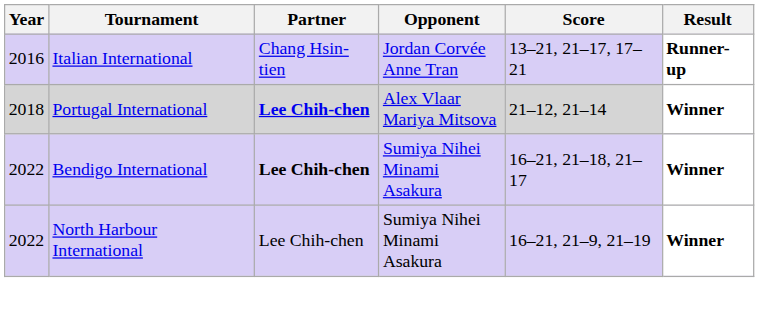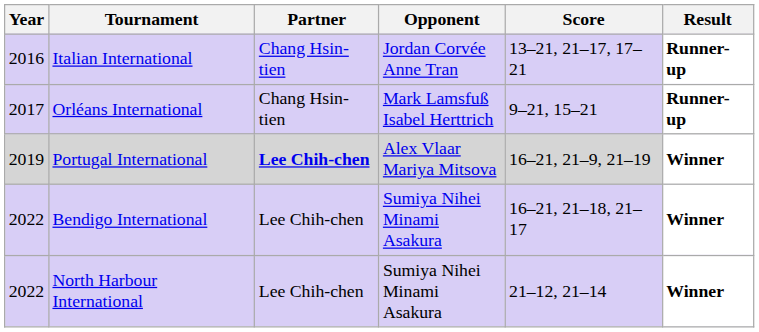+ row: (127, 109)
(26, 109) 2018 -> (26, 159) 2019
(558, 109) 21–12, 21–14 -> (580, 159) 16–21, 21–9, 21–19
(314, 169) bold -> (311, 219) normal
(580, 240) 16–21, 21–9, 21–19 -> (558, 291) 21–12, 21–14
